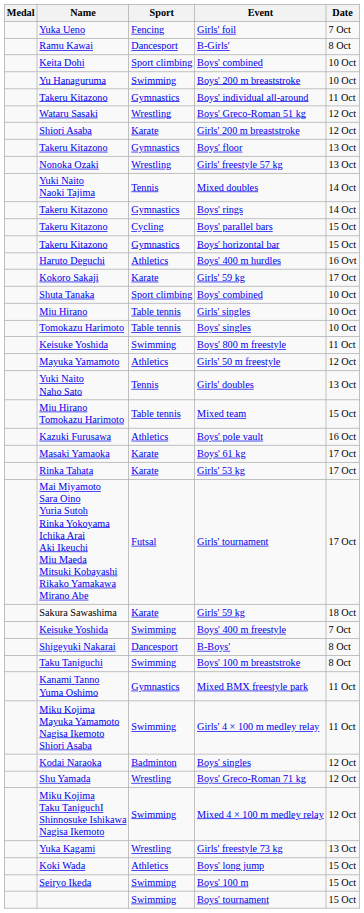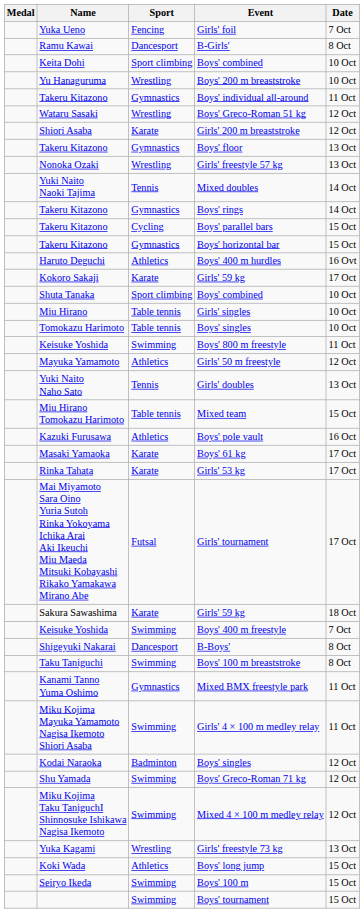(154, 80) Swimming -> (151, 80) Wrestling
(151, 779) Wrestling -> (154, 779) Swimming
